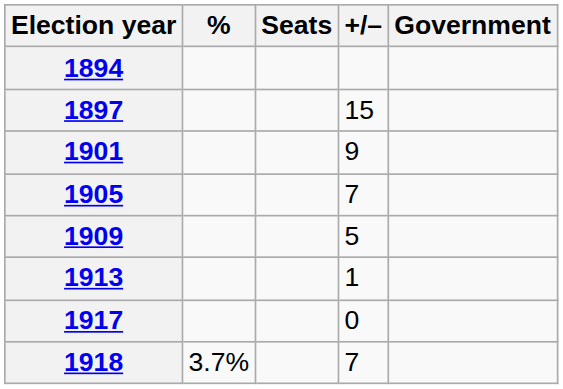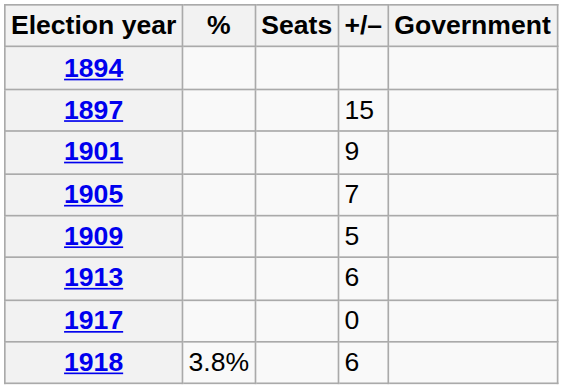(352, 278) 1 -> (352, 278) 6
(219, 362) 3.7% -> (219, 362) 3.8%
(352, 362) 7 -> (352, 362) 6
